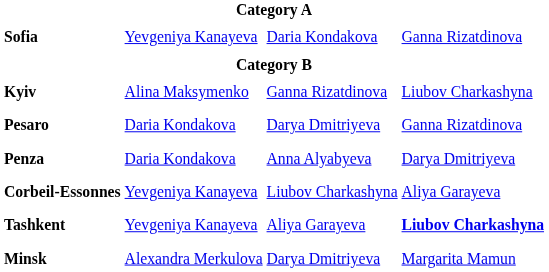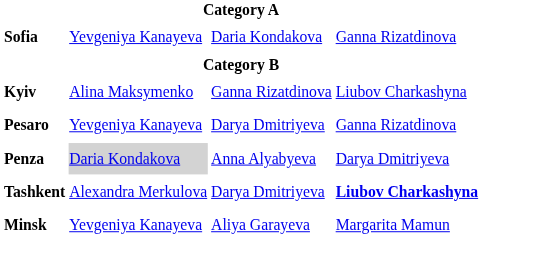(180, 125) Daria Kondakova -> (136, 125) Yevgeniya Kanayeva
(180, 158) no background -> (125, 158) lightgrey background
- row: (62, 192)
(191, 225) Yevgeniya Kanayeva -> (138, 192) Alexandra Merkulova
(316, 225) Aliya Garayeva -> (268, 192) Darya Dmitriyeva
(194, 258) Alexandra Merkulova -> (136, 225) Yevgeniya Kanayeva
(323, 258) Darya Dmitriyeva -> (261, 225) Aliya Garayeva
